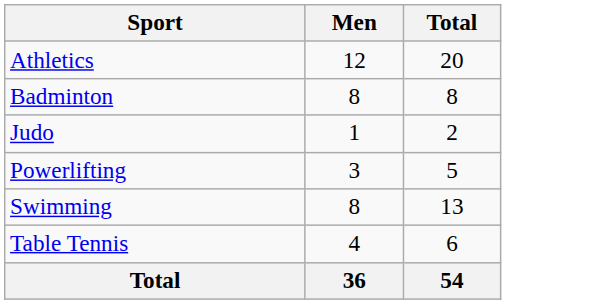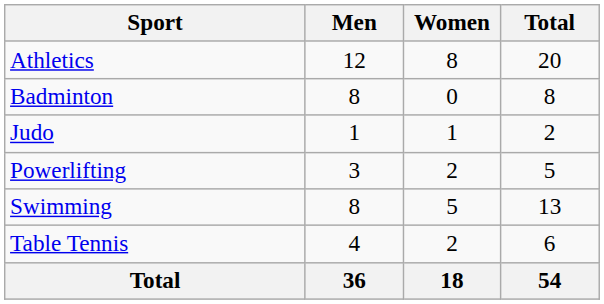+ column: (452, 22)
